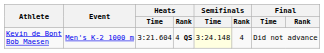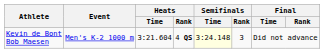(242, 37) 4 -> (242, 37) 3
